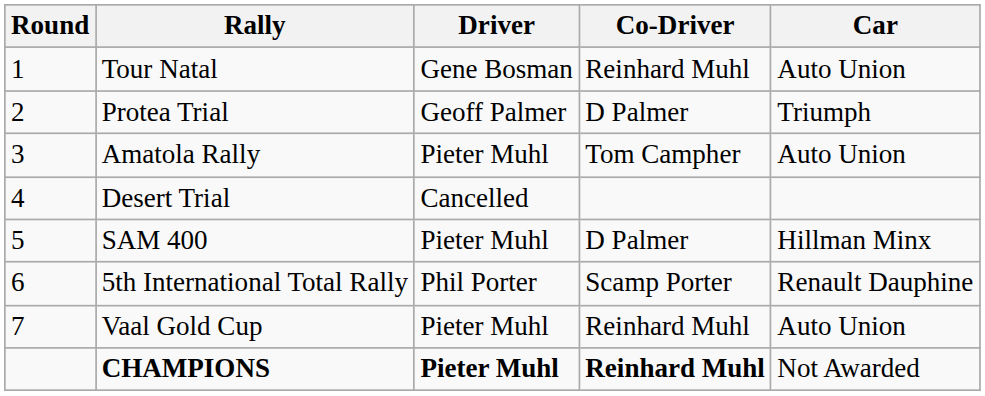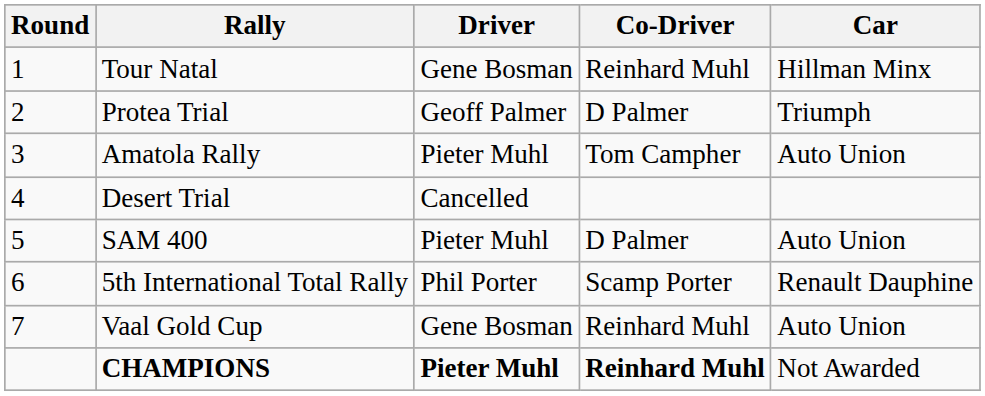(842, 68) Auto Union -> (854, 68) Hillman Minx
(854, 240) Hillman Minx -> (842, 240) Auto Union
(485, 326) Pieter Muhl -> (497, 326) Gene Bosman
